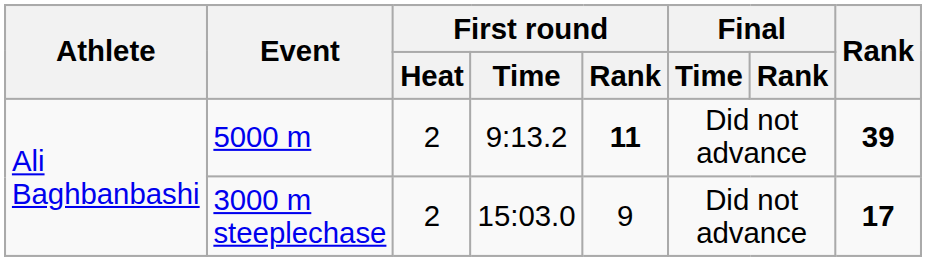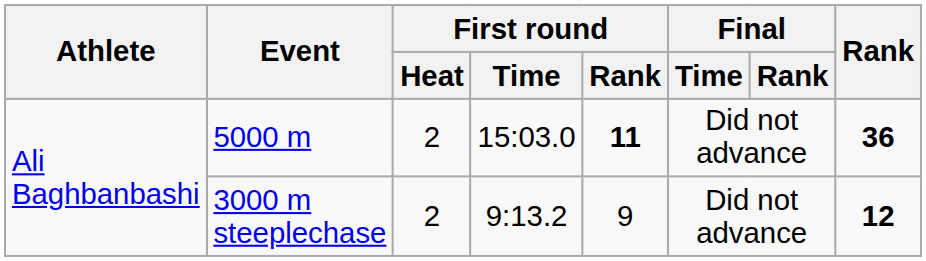(527, 138) 9:13.2 -> (527, 138) 15:03.0
(878, 138) 39 -> (878, 138) 36
(527, 217) 15:03.0 -> (527, 217) 9:13.2
(878, 217) 17 -> (878, 217) 12
